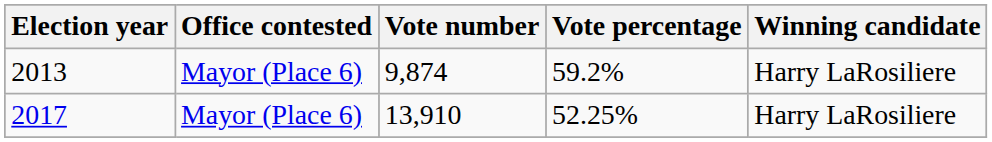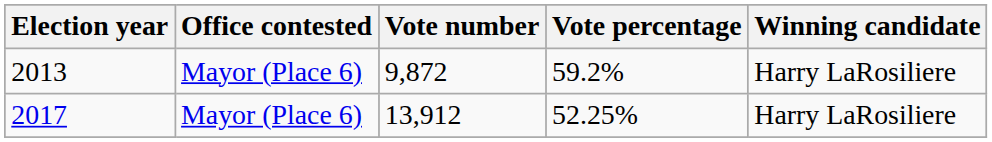(416, 70) 9,874 -> (416, 70) 9,872
(423, 114) 13,910 -> (423, 114) 13,912
